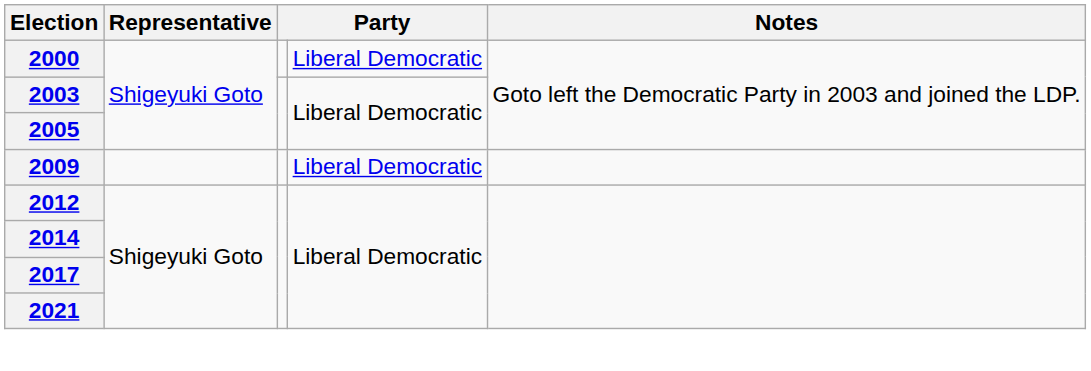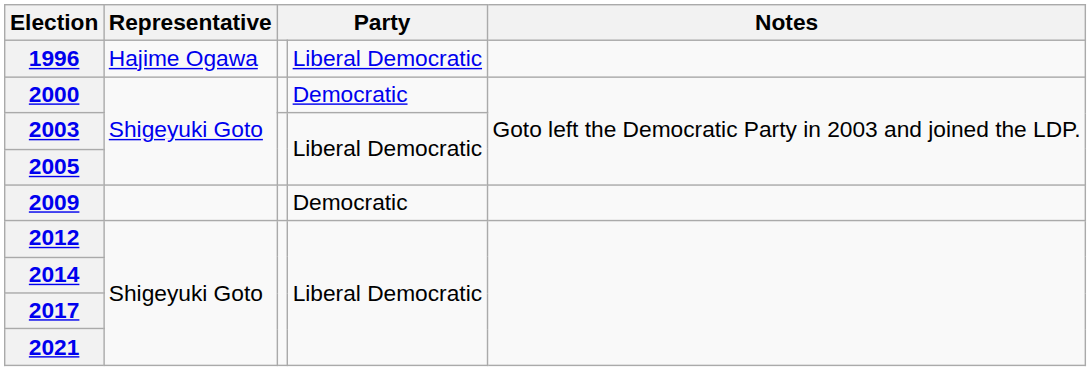+ row: (54, 58)
(387, 58) Liberal Democratic -> (350, 94) Democratic
(387, 166) Liberal Democratic -> (350, 202) Democratic
